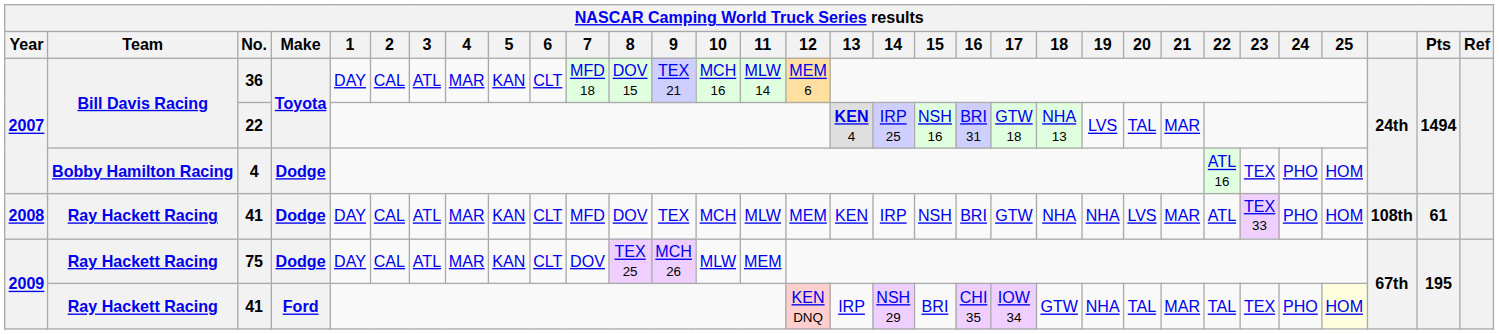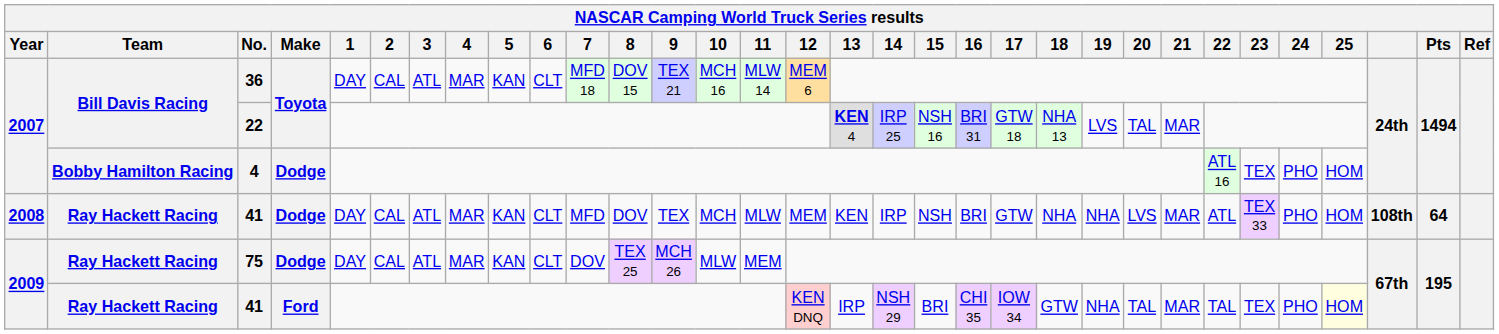(1438, 216) 61 -> (1438, 216) 64
